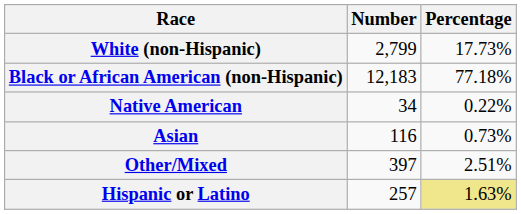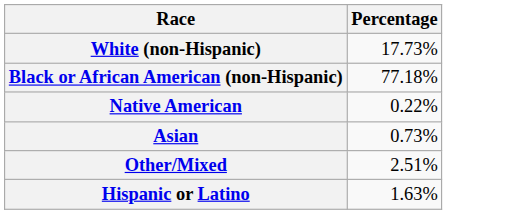- column: (384, 19)
(488, 194) khaki background -> (414, 194) no background
